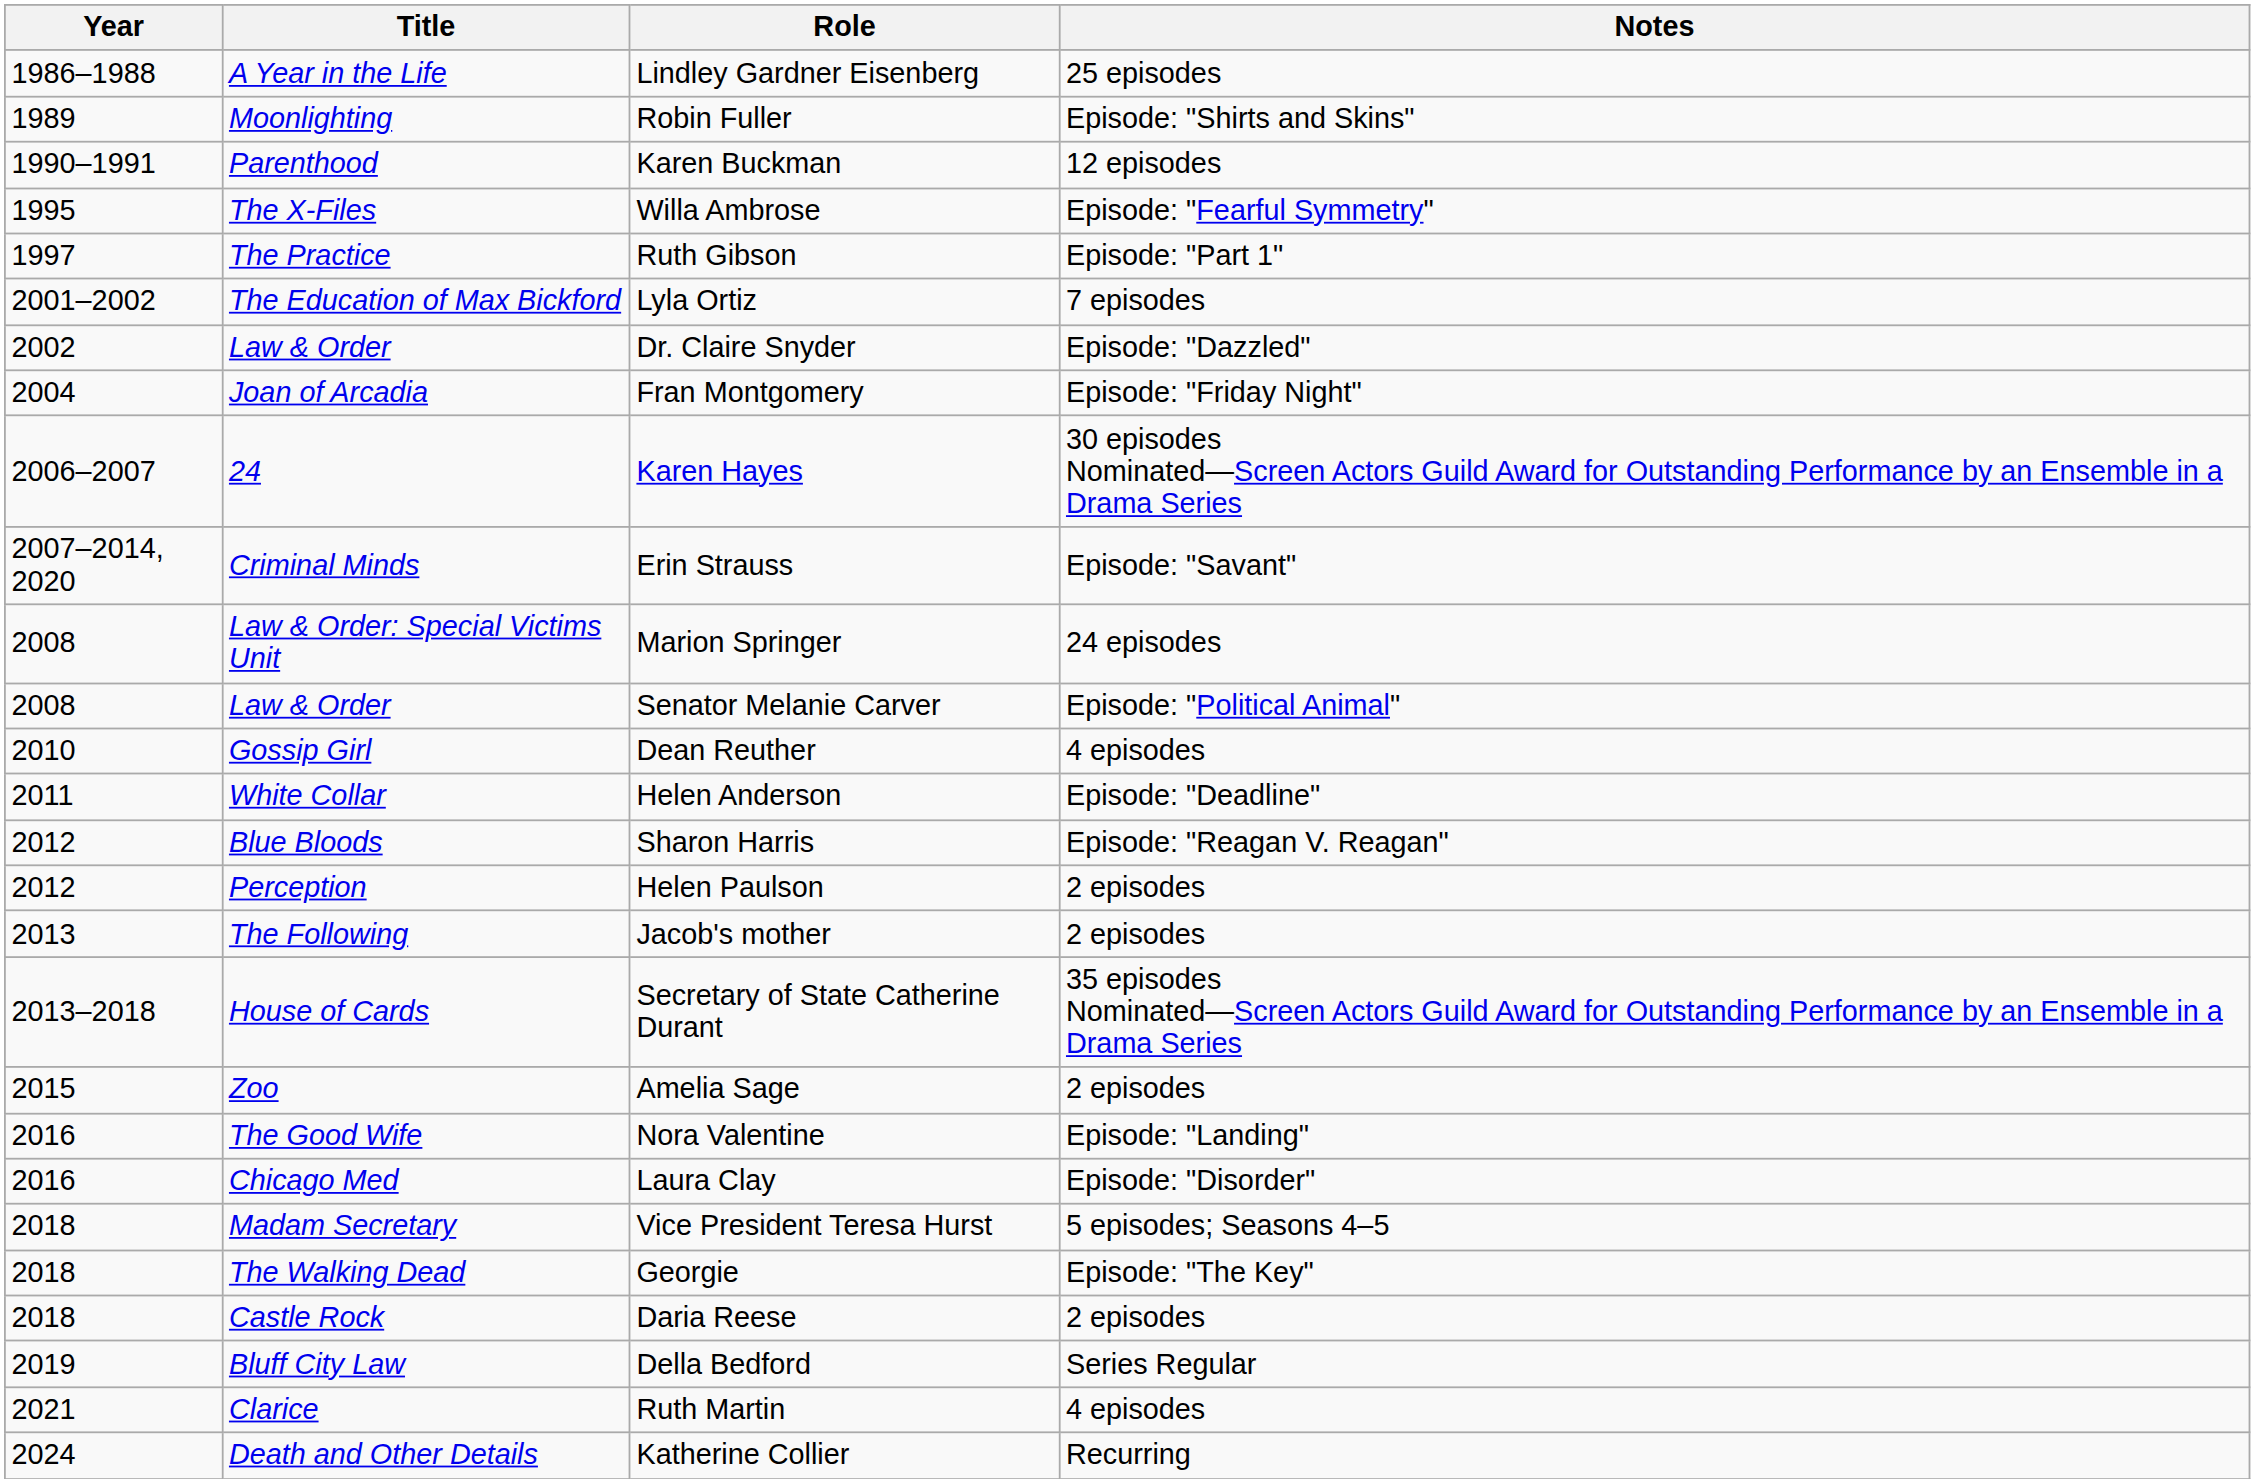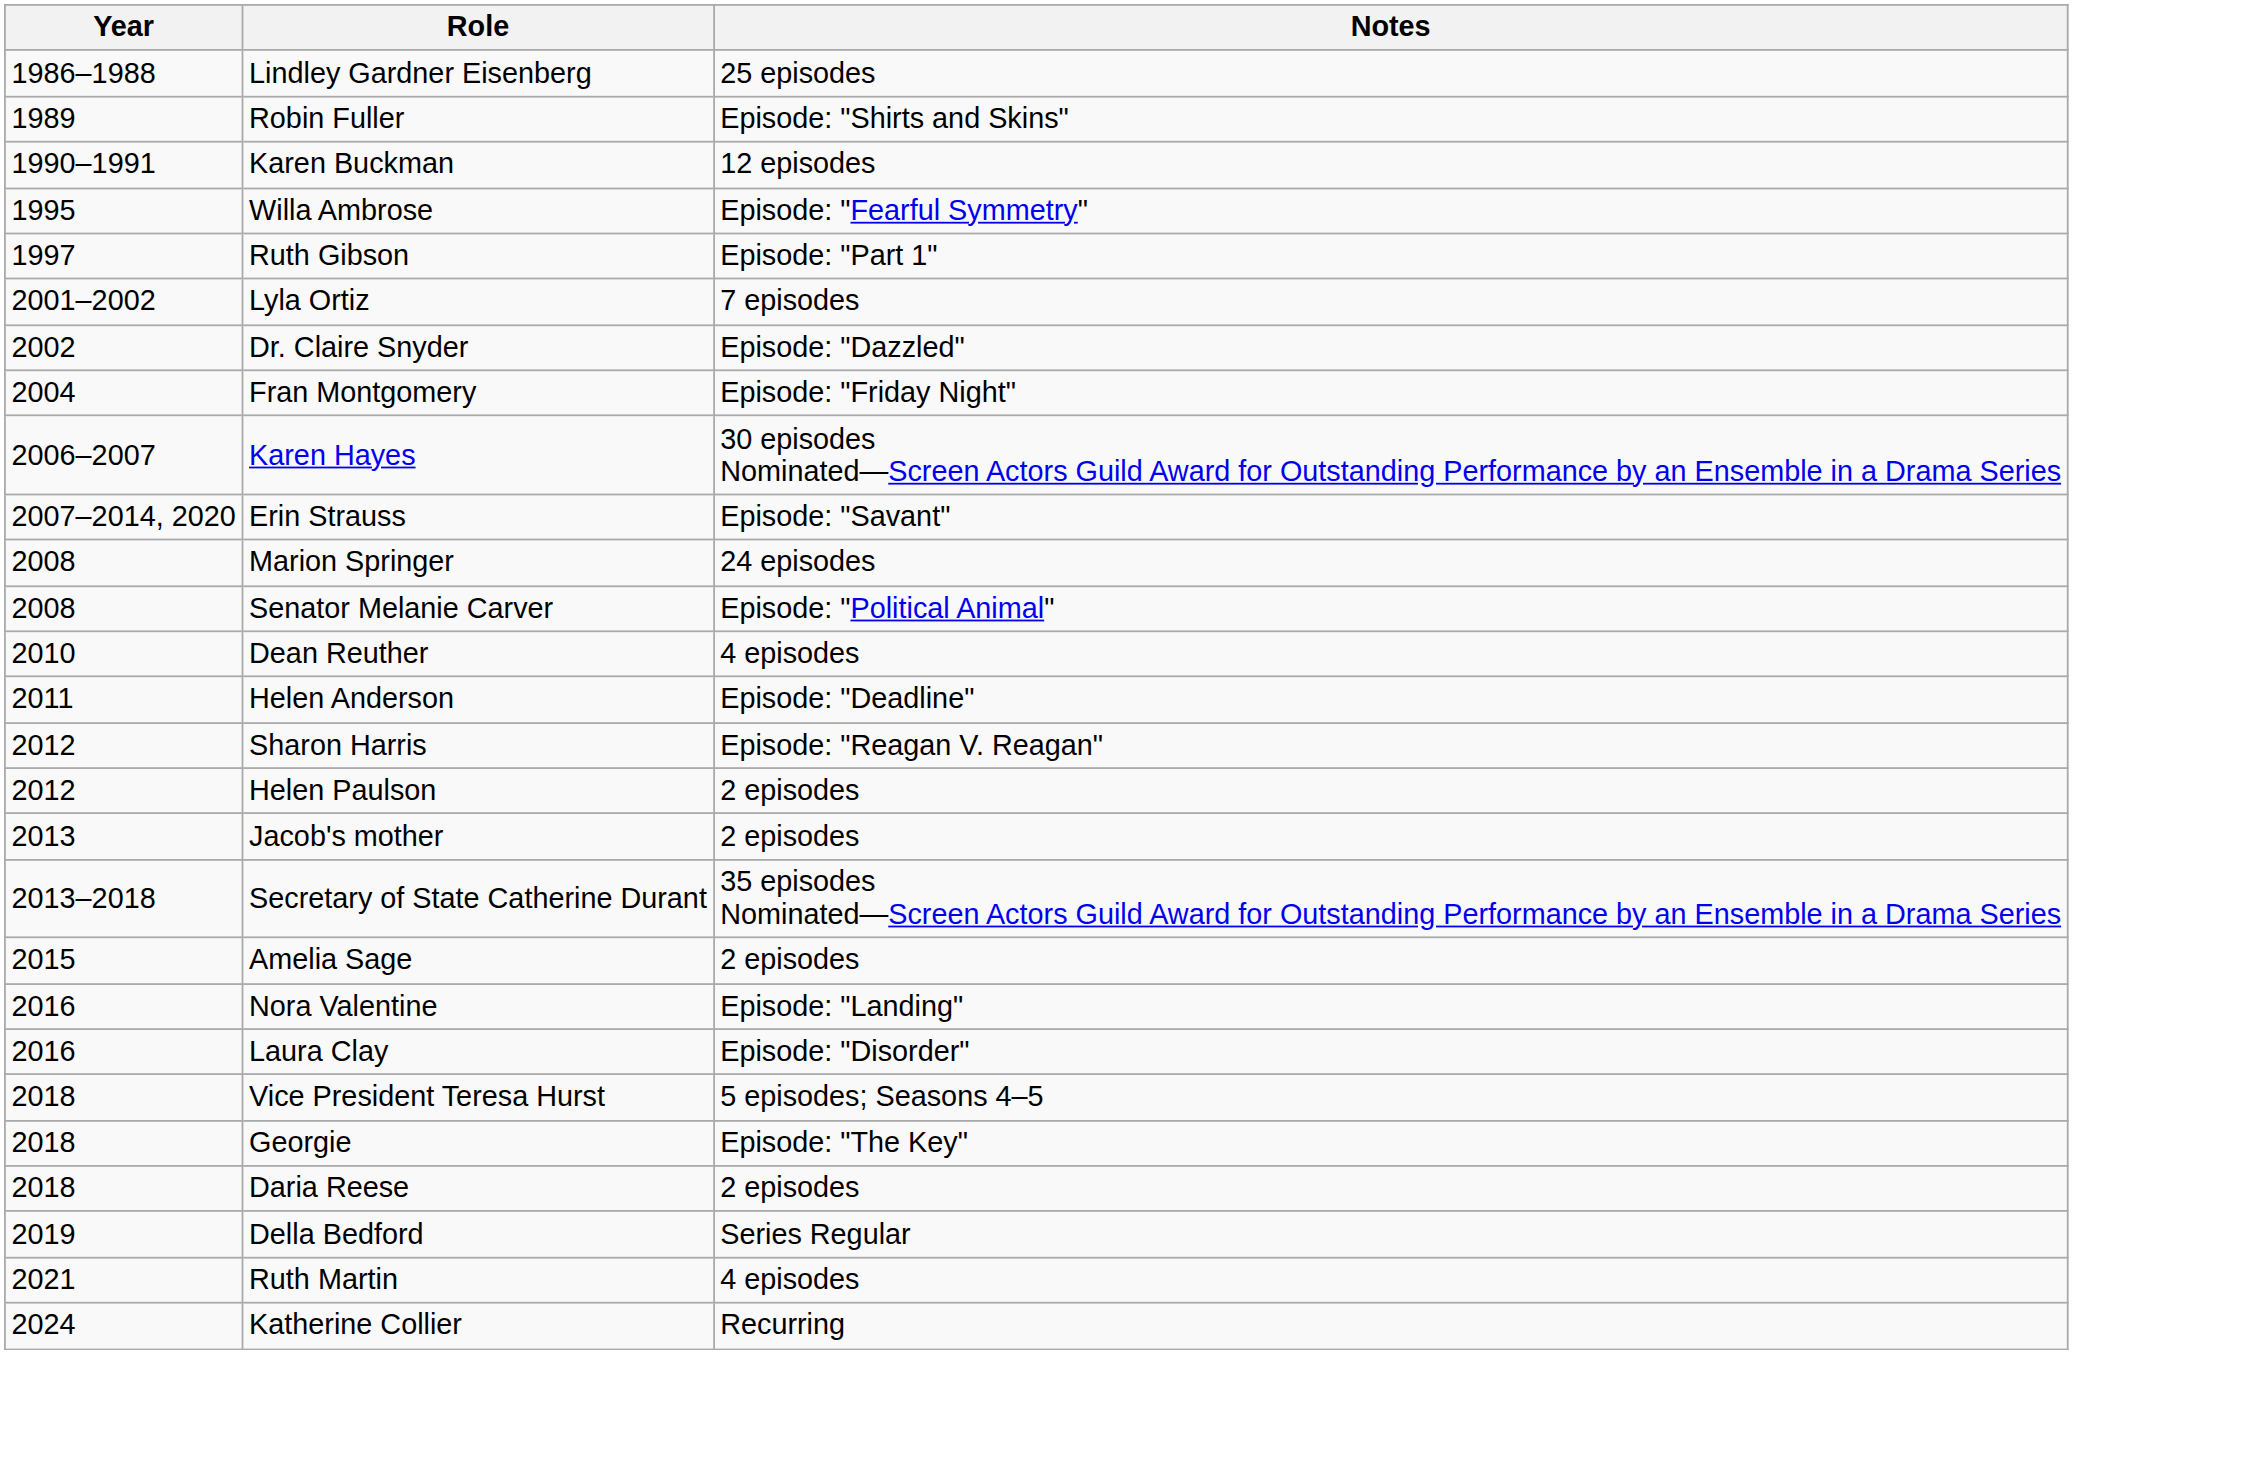- column: (426, 27)
